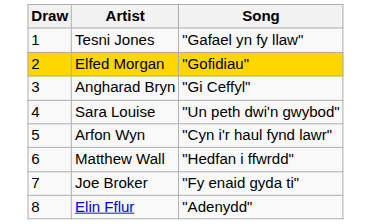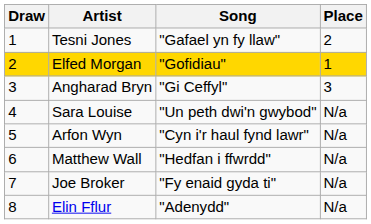+ column: (343, 16)
